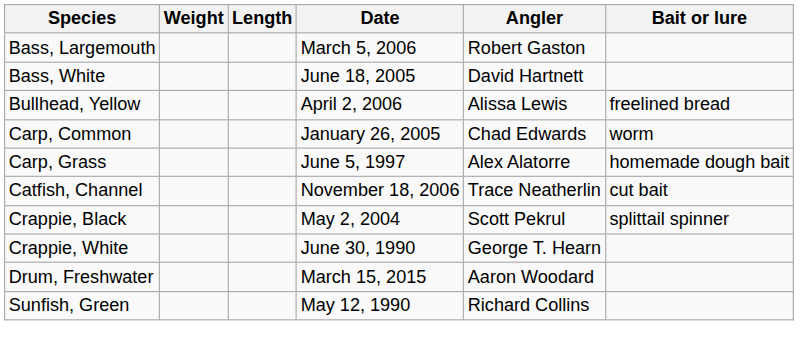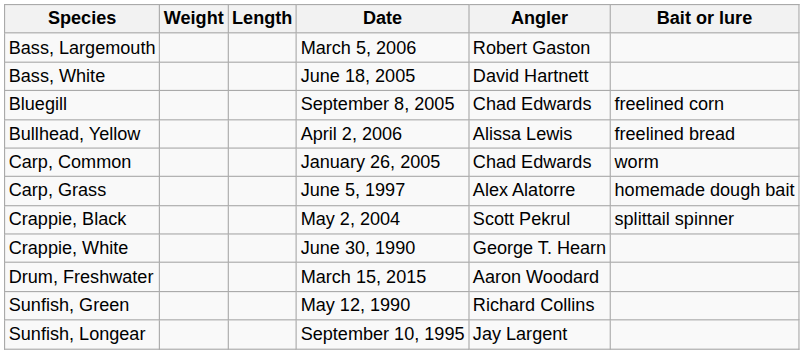+ row: (38, 104)
- row: (76, 190)
+ row: (77, 334)
